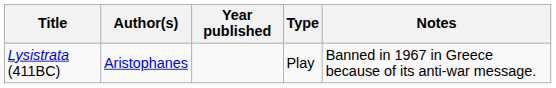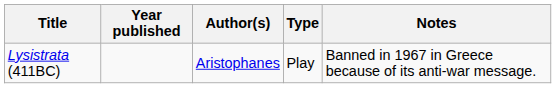columns swapped: (146, 24) <-> (237, 24)
